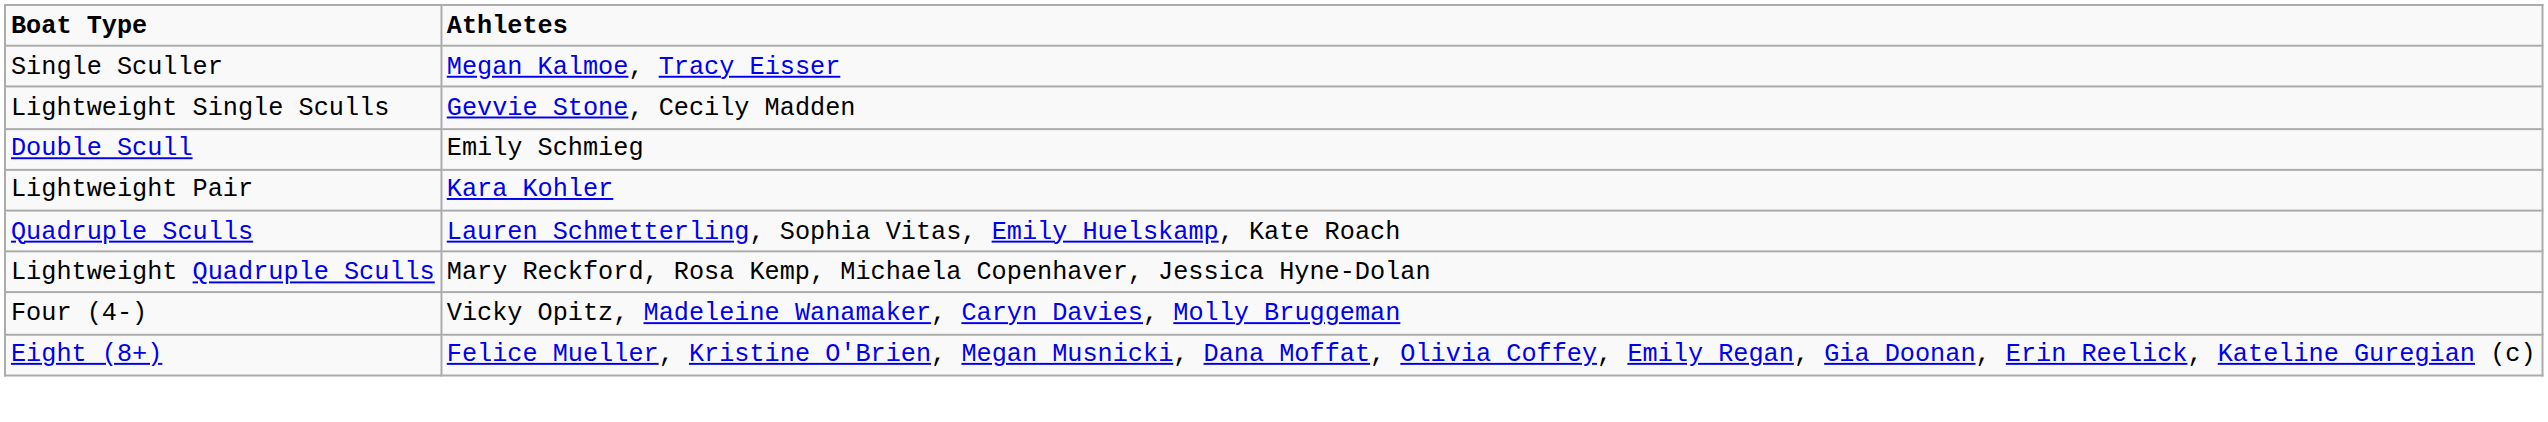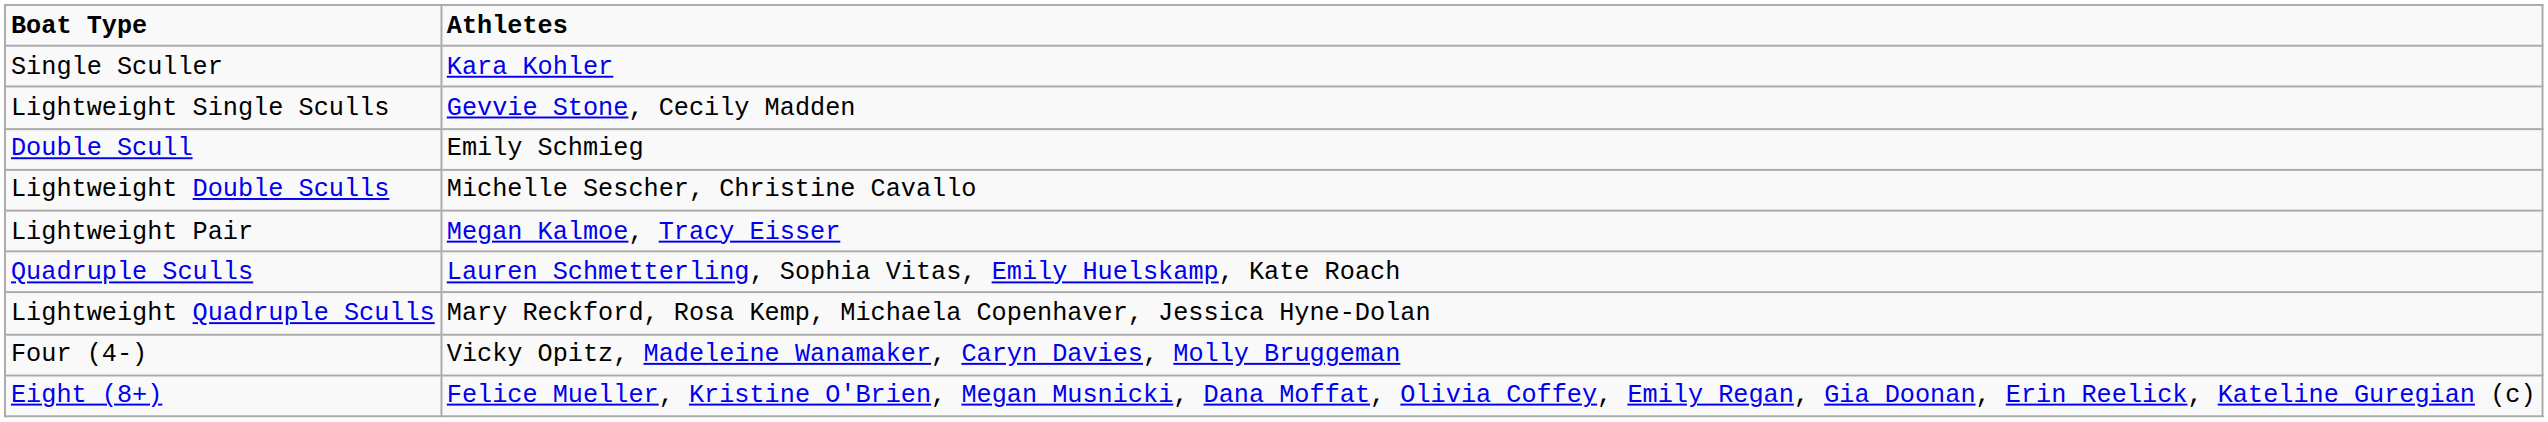(644, 67) Megan Kalmoe, Tracy Eisser -> (530, 67) Kara Kohler
+ row: (200, 190)
(530, 190) Kara Kohler -> (644, 231) Megan Kalmoe, Tracy Eisser
